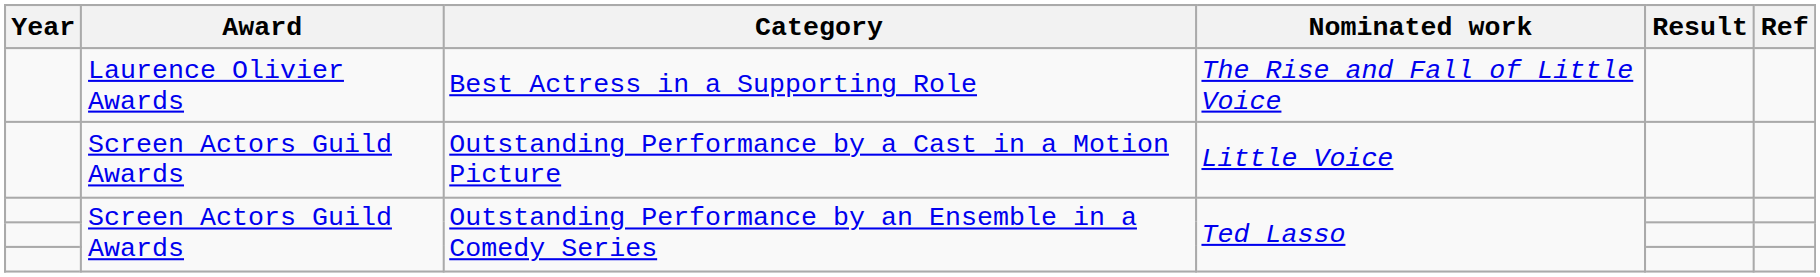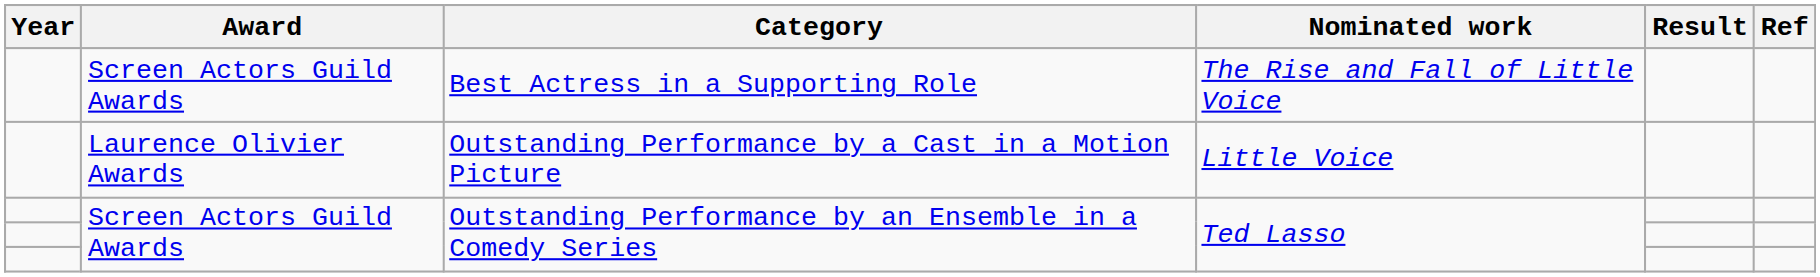(216, 86) Laurence Olivier Awards -> (240, 86) Screen Actors Guild Awards
(240, 160) Screen Actors Guild Awards -> (216, 160) Laurence Olivier Awards
